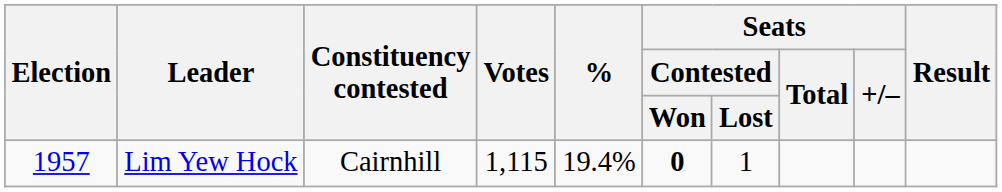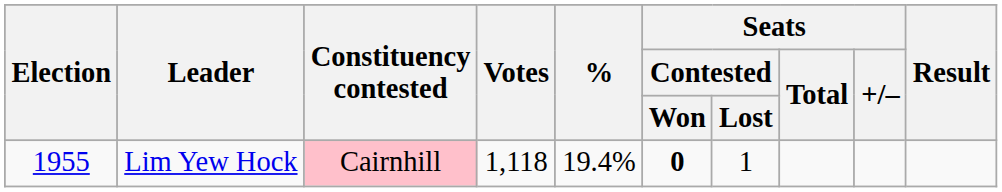(61, 162) 1957 -> (61, 162) 1955
(391, 162) no background -> (391, 162) pink background
(516, 162) 1,115 -> (516, 162) 1,118
